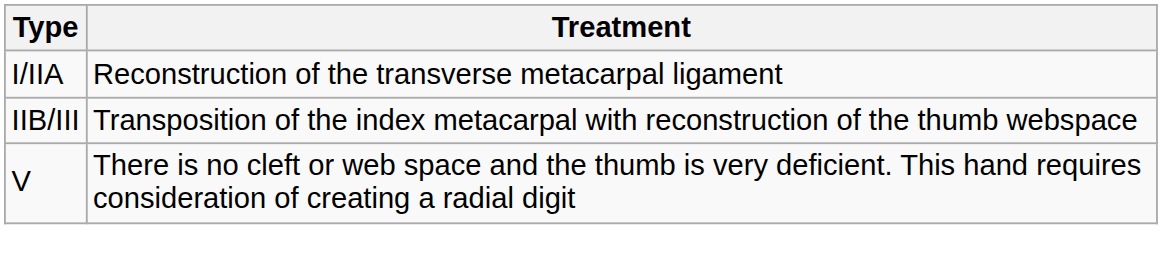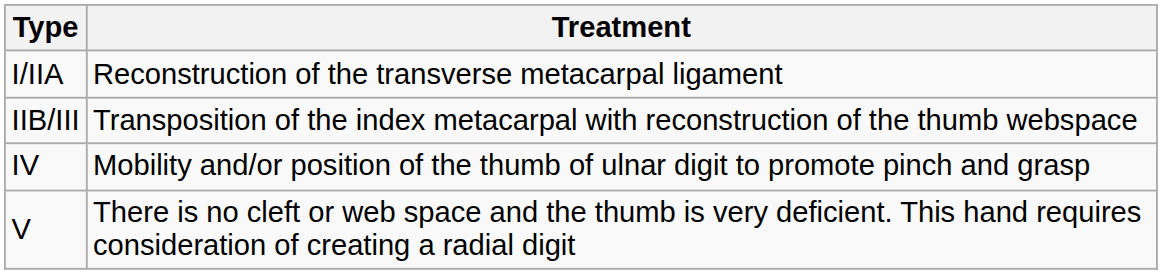+ row: (25, 166)
